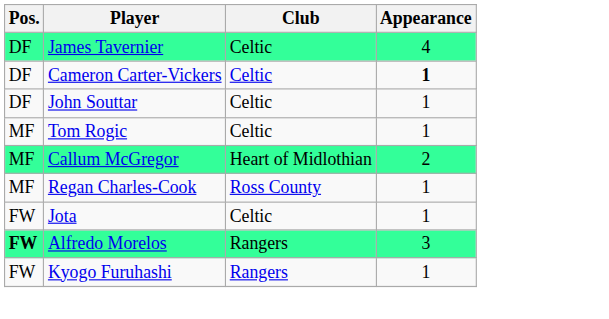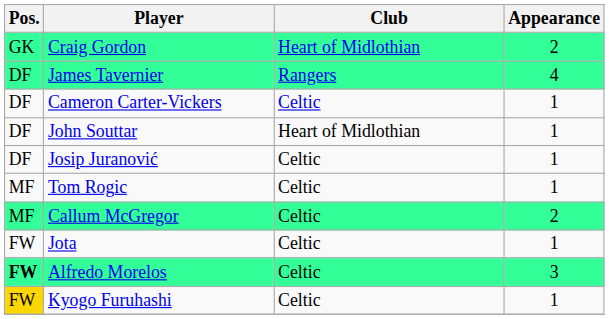+ row: (97, 46)
(251, 46) Celtic -> (307, 74) Rangers
(426, 74) bold -> (554, 103) normal
(251, 103) Celtic -> (349, 131) Heart of Midlothian
+ row: (103, 159)
(301, 159) Heart of Midlothian -> (299, 215) Celtic
- row: (122, 187)
(259, 243) Rangers -> (299, 272) Celtic
(22, 272) no background -> (22, 300) gold background
(259, 272) Rangers -> (299, 300) Celtic
